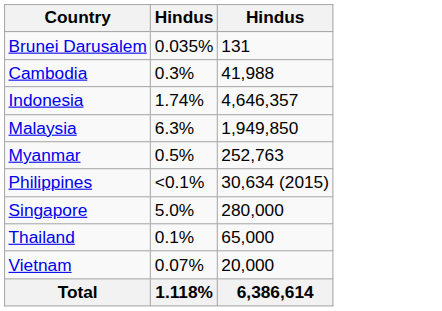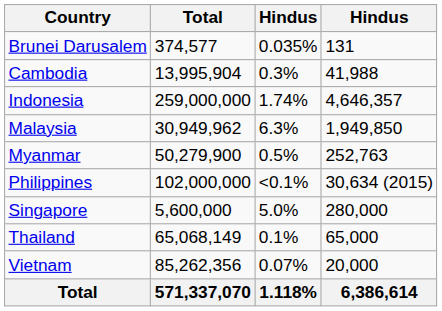+ column: (203, 18)
